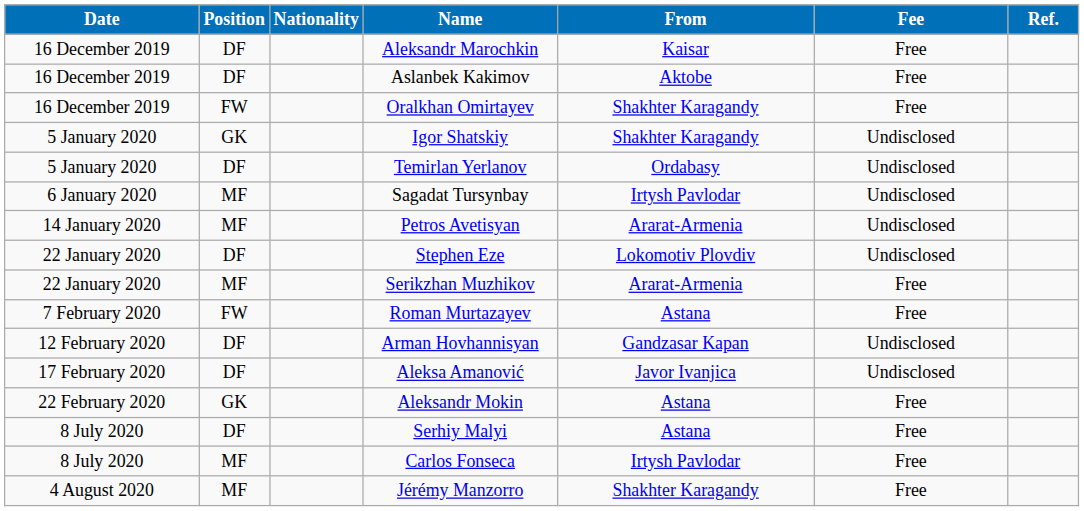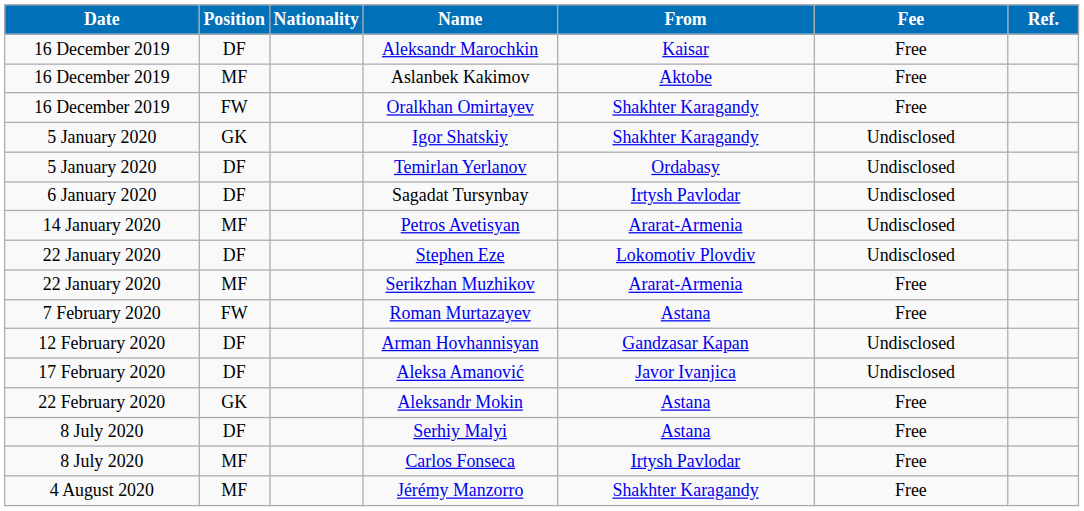(234, 78) DF -> (234, 78) MF
(234, 196) MF -> (234, 196) DF
